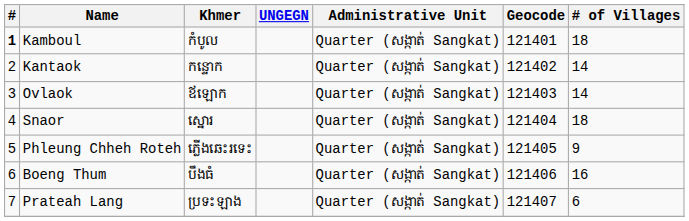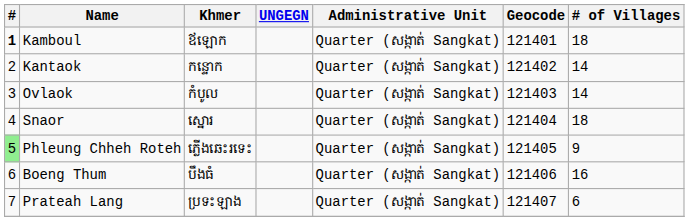(203, 41) កំបូល -> (207, 41) ឪឡោក
(207, 95) ឪឡោក -> (203, 95) កំបូល
(12, 148) no background -> (12, 148) lightgreen background
